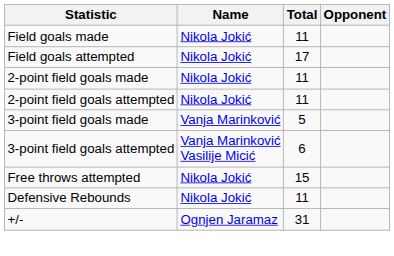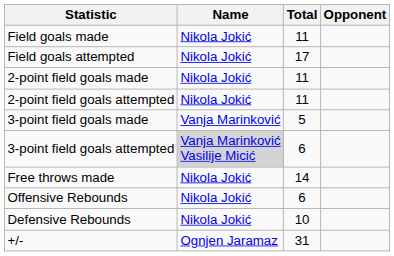(231, 148) no background -> (231, 148) lightgrey background
+ row: (61, 177)
- row: (74, 177)
+ row: (68, 198)
(302, 198) 11 -> (302, 219) 10
